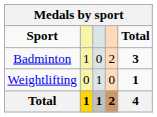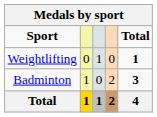rows swapped: (42, 57) <-> (42, 79)
